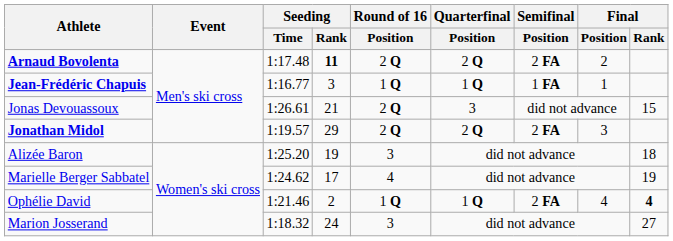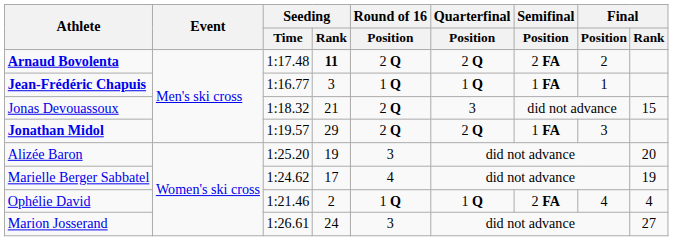(288, 108) 1:26.61 -> (288, 108) 1:18.32
(546, 131) 2 FA -> (546, 131) 1 FA
(649, 154) 18 -> (649, 154) 20
(649, 201) bold -> (649, 201) normal
(288, 224) 1:18.32 -> (288, 224) 1:26.61
